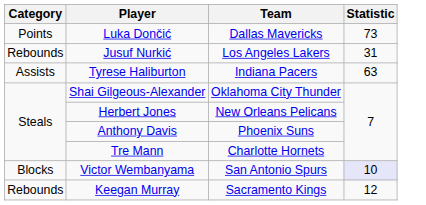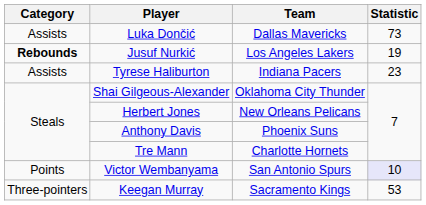(35, 33) Points -> (47, 33) Assists
(35, 53) normal -> (47, 53) bold
(371, 53) 31 -> (395, 53) 19
(371, 72) 63 -> (395, 72) 23
(35, 170) Blocks -> (47, 170) Points
(35, 190) Rebounds -> (47, 190) Three-pointers
(371, 190) 12 -> (395, 190) 53
